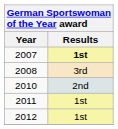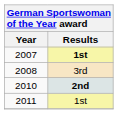(81, 86) normal -> (80, 86) bold
- row: (26, 117)
